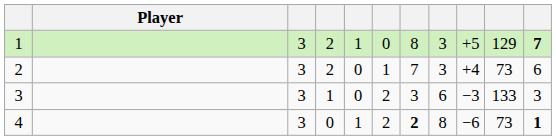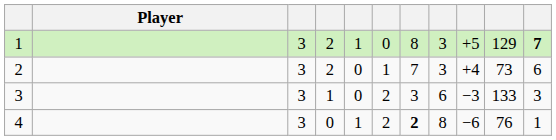(504, 122) 73 -> (504, 122) 76
(537, 122) bold -> (537, 122) normal
